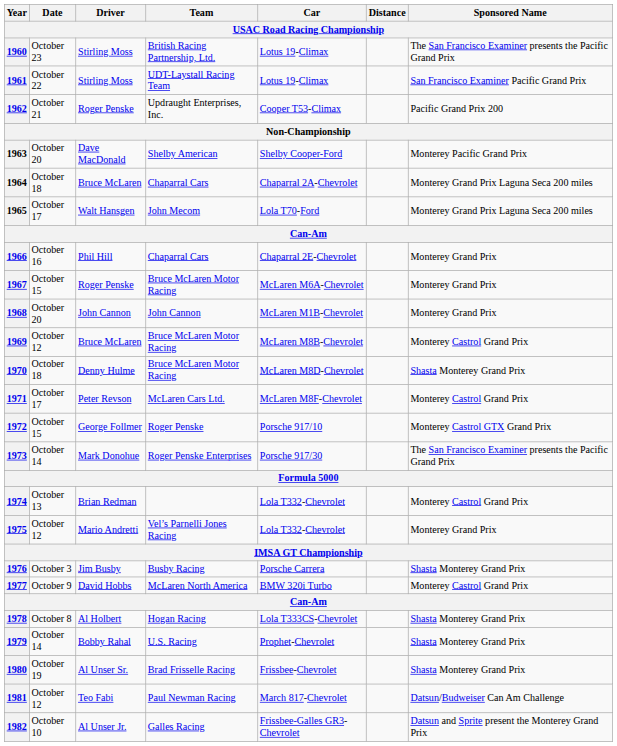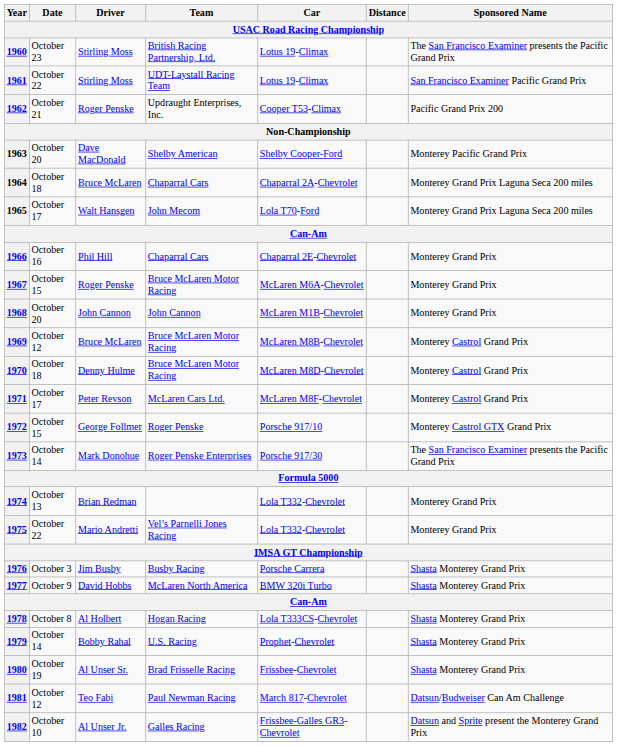(468, 370) Shasta Monterey Grand Prix -> (469, 370) Monterey Castrol Grand Prix
(469, 501) Monterey Castrol Grand Prix -> (453, 501) Monterey Grand Prix
(48, 530) October 12 -> (48, 530) October 22
(469, 585) Monterey Castrol Grand Prix -> (468, 585) Shasta Monterey Grand Prix
